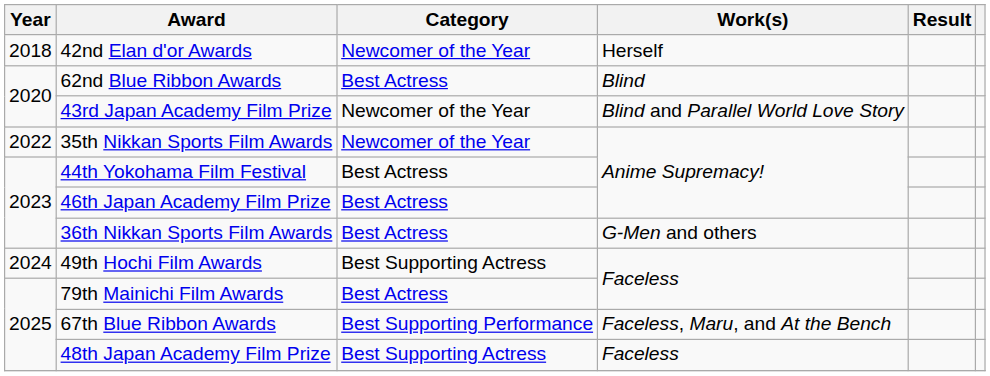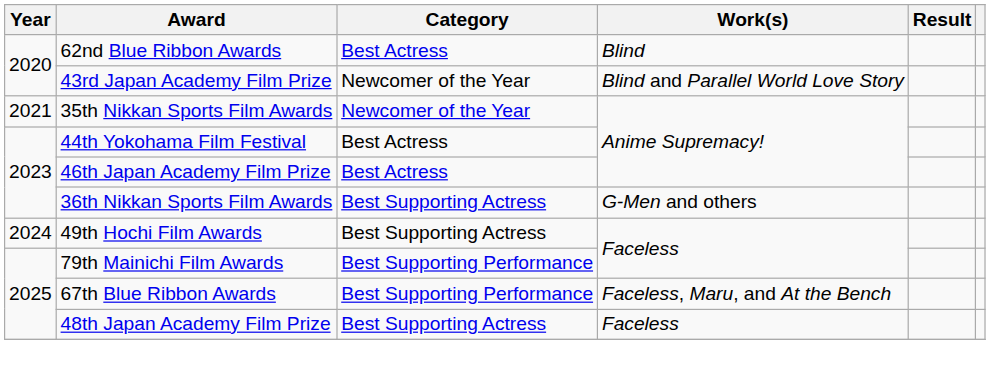- row: (156, 50)
(30, 141) 2022 -> (30, 111) 2021
(395, 232) Best Actress -> (444, 202) Best Supporting Actress
(395, 293) Best Actress -> (467, 263) Best Supporting Performance
